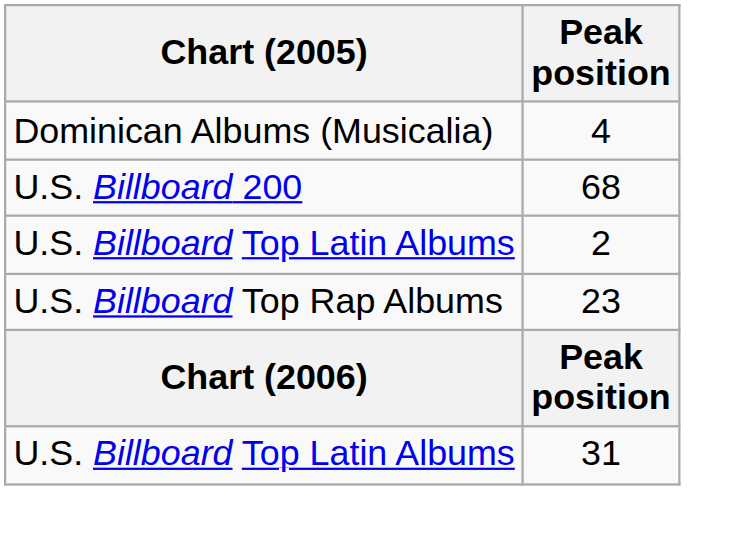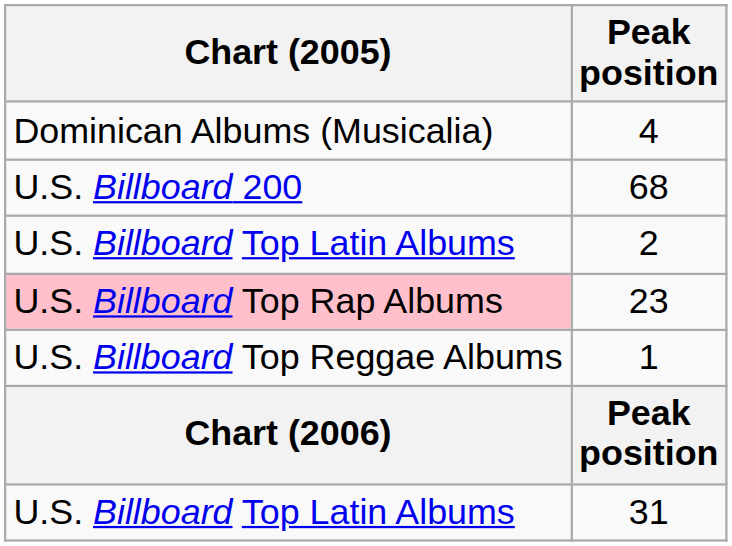(258, 300) no background -> (258, 300) pink background
+ row: (649, 357)
